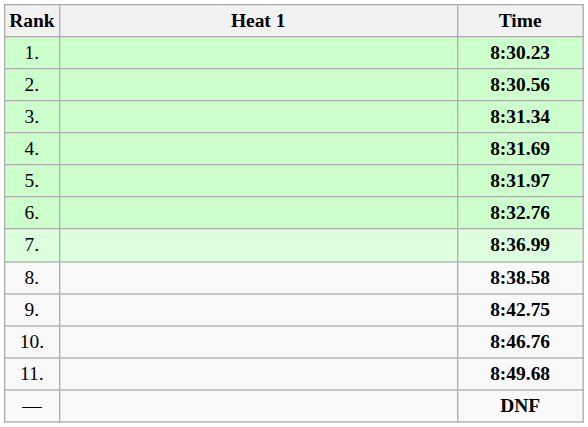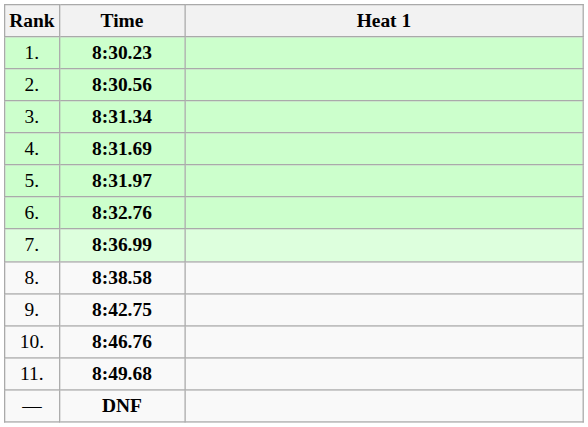columns swapped: (258, 20) <-> (520, 20)
